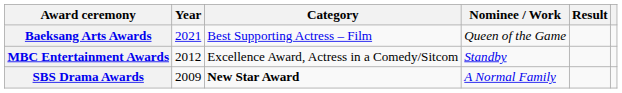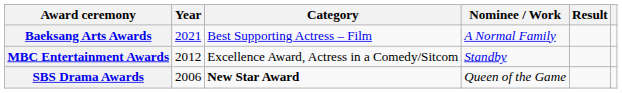(515, 35) Queen of the Game -> (510, 35) A Normal Family
(188, 77) 2009 -> (188, 77) 2006
(510, 77) A Normal Family -> (515, 77) Queen of the Game
